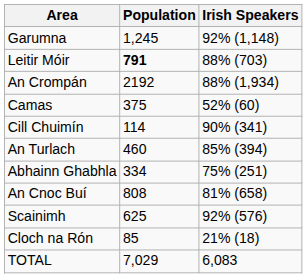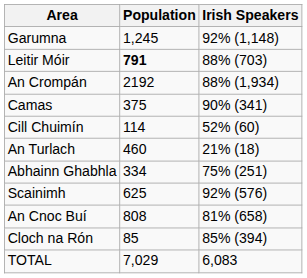(231, 104) 52% (60) -> (235, 104) 90% (341)
(235, 127) 90% (341) -> (231, 127) 52% (60)
(235, 149) 85% (394) -> (231, 149) 21% (18)
rows swapped: (37, 216) <-> (47, 194)
(231, 238) 21% (18) -> (235, 238) 85% (394)
